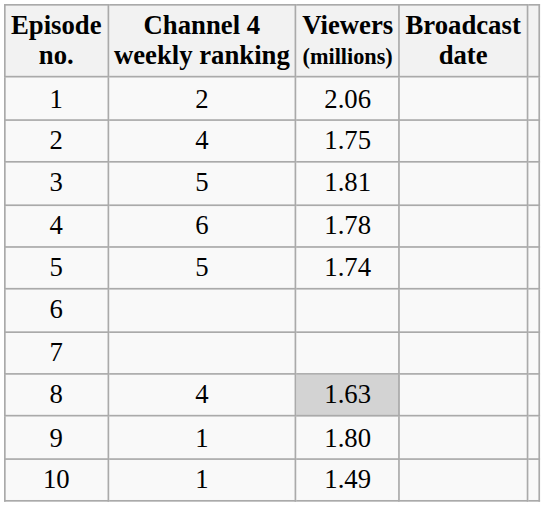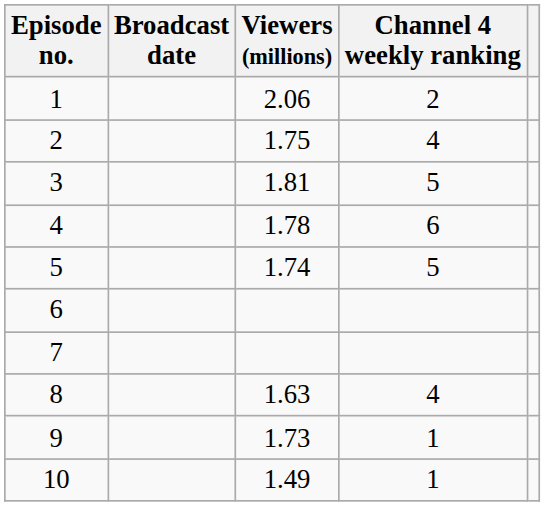columns swapped: (463, 40) <-> (202, 40)
(348, 394) lightgrey background -> (287, 394) no background
(348, 437) 1.80 -> (287, 437) 1.73
